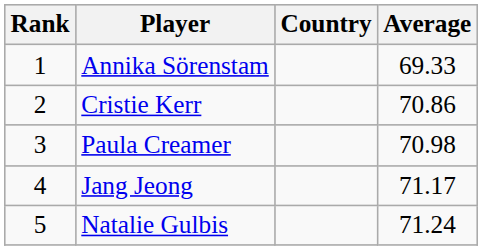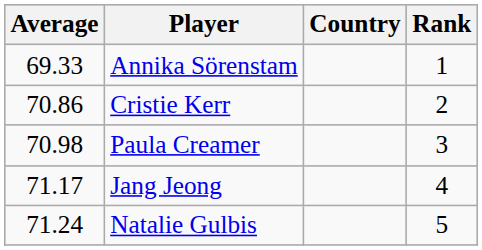columns swapped: (40, 24) <-> (427, 24)
